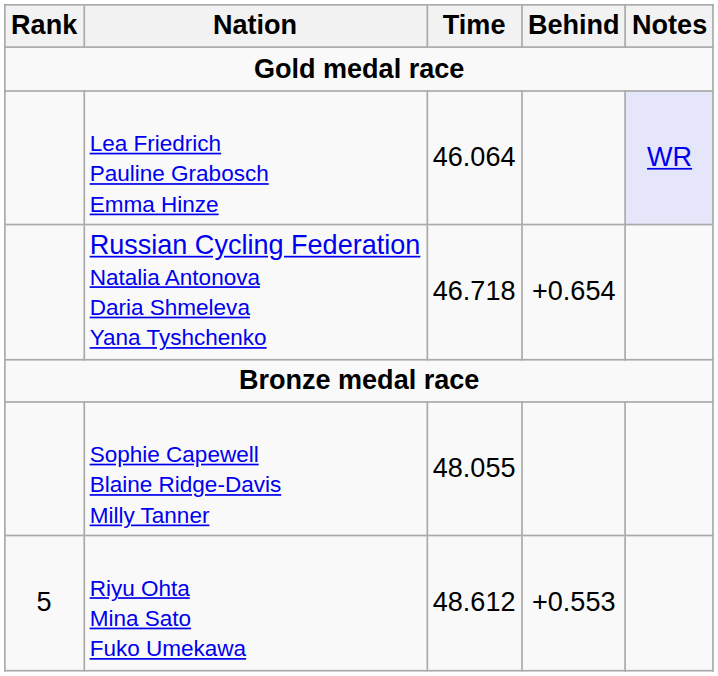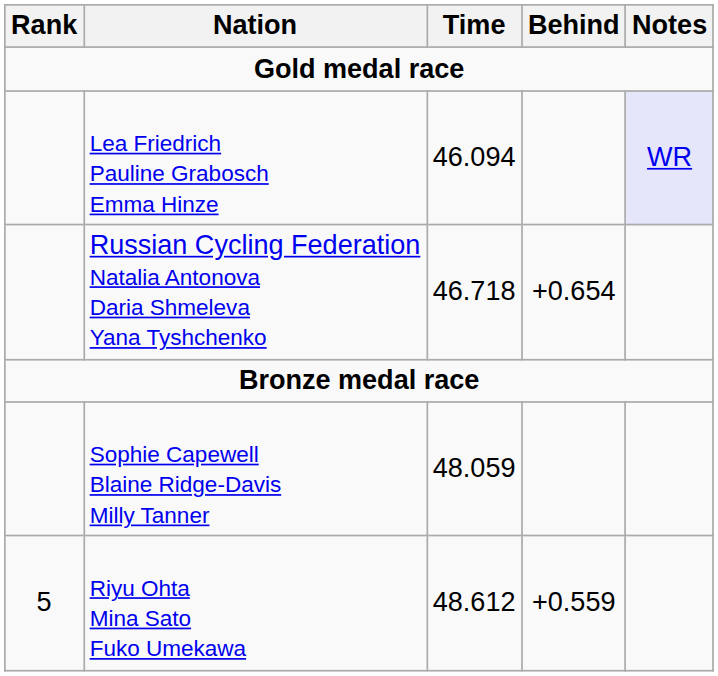(474, 157) 46.064 -> (474, 157) 46.094
(474, 468) 48.055 -> (474, 468) 48.059
(574, 602) +0.553 -> (574, 602) +0.559
